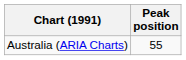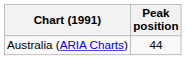(156, 45) 55 -> (156, 45) 44
